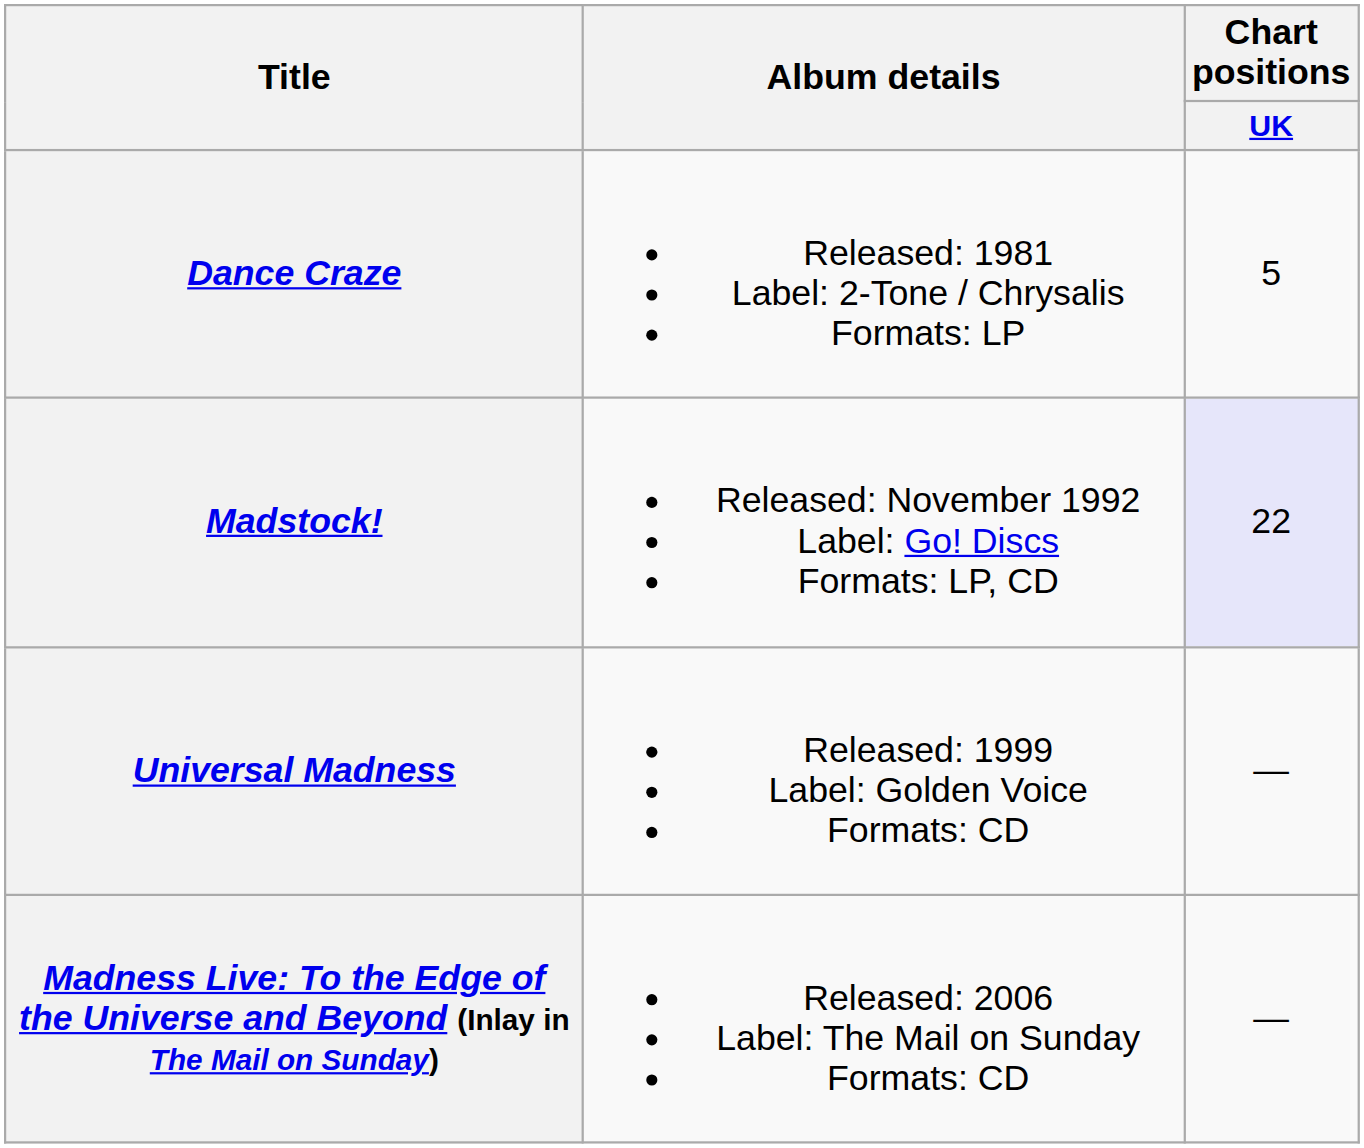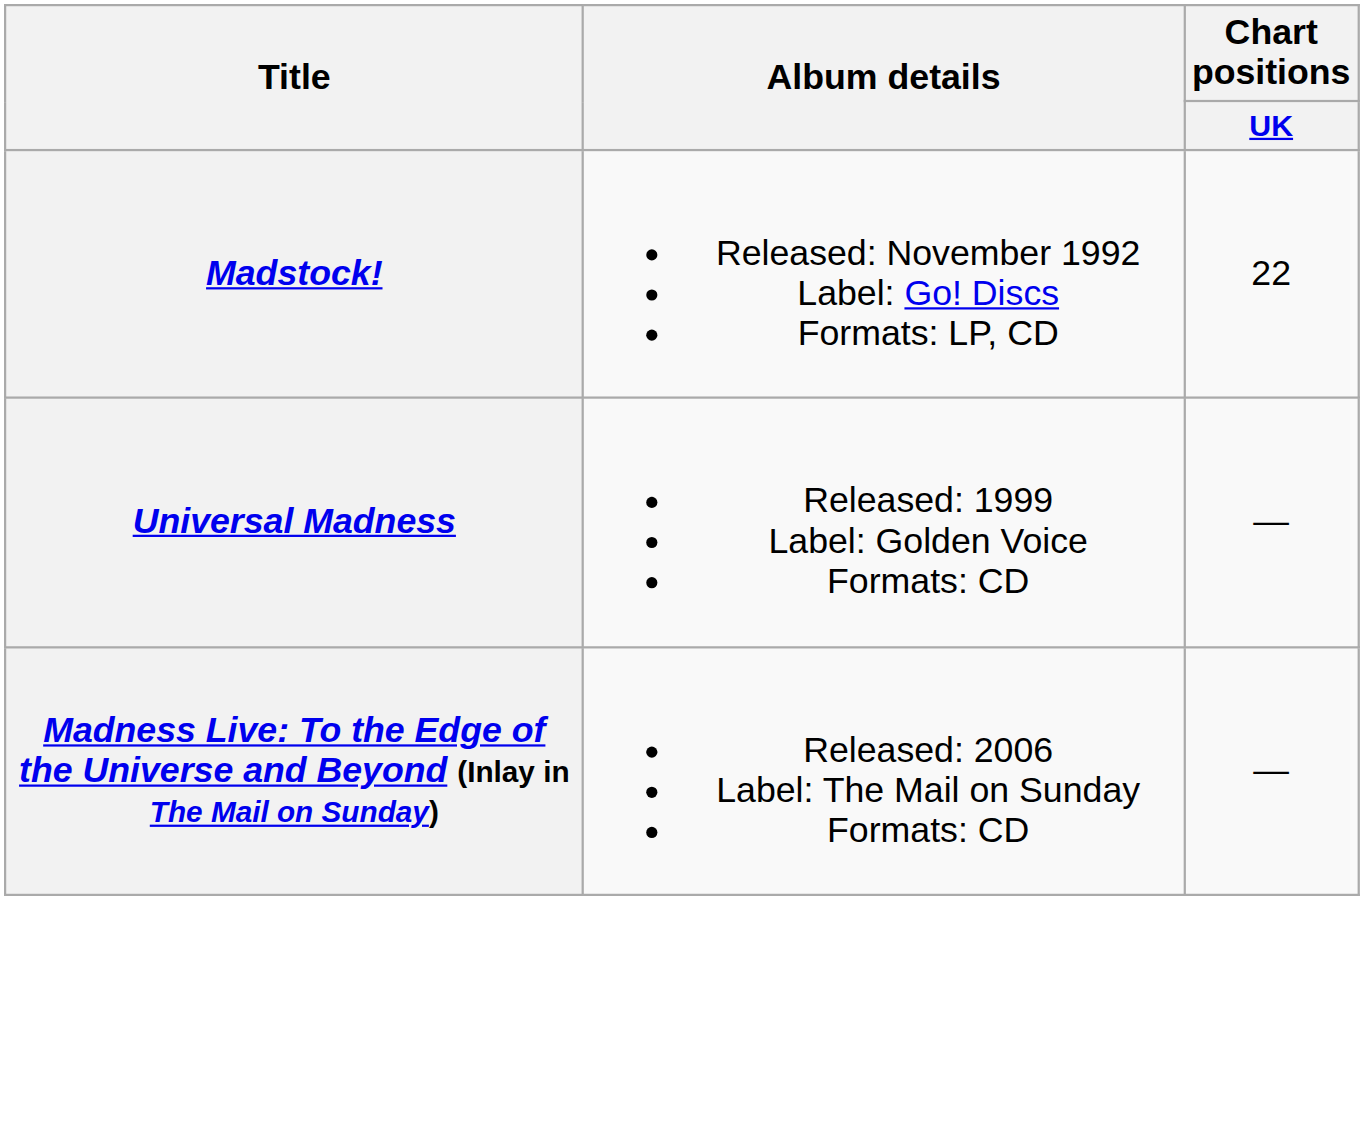- row: (294, 273)
(1271, 521) lavender background -> (1271, 273) no background
